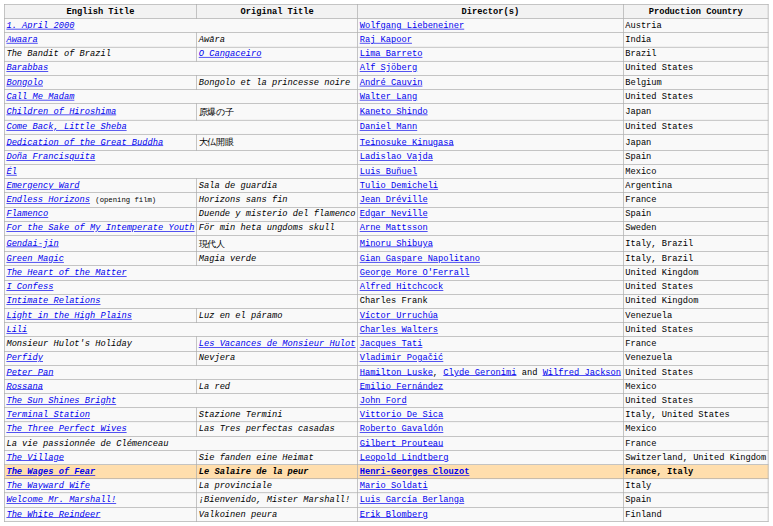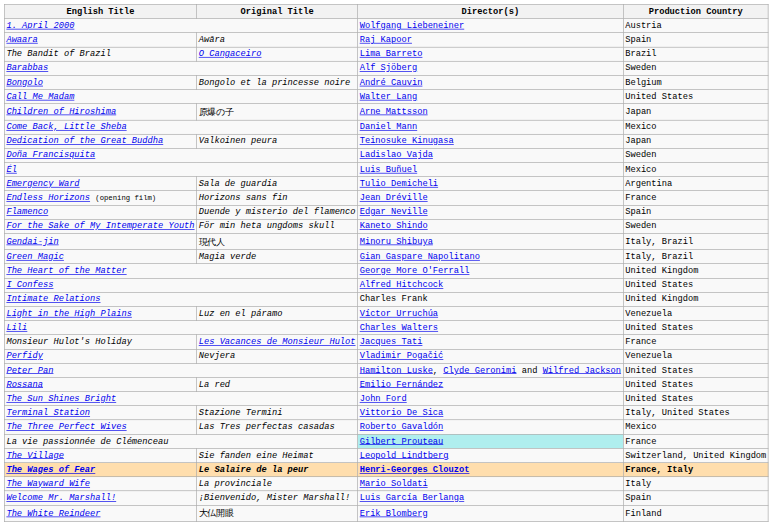(638, 40) India -> (638, 40) Spain
(659, 68) United States -> (641, 68) Sweden
(394, 112) Kaneto Shindo -> (394, 112) Arne Mattsson
(659, 127) United States -> (641, 127) Mexico
(216, 143) 大仏開眼 -> (238, 141) Valkoinen peura
(638, 157) Spain -> (641, 155) Sweden
(394, 228) Arne Mattsson -> (394, 226) Kaneto Shindo
(641, 387) Mexico -> (659, 385) United States
(402, 443) no background -> (402, 441) paleturquoise background
(238, 514) Valkoinen peura -> (216, 514) 大仏開眼
